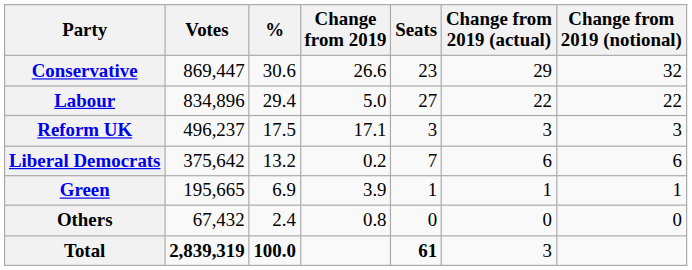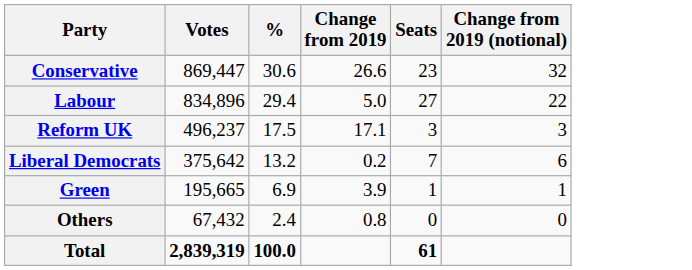- column: (499, 30)
